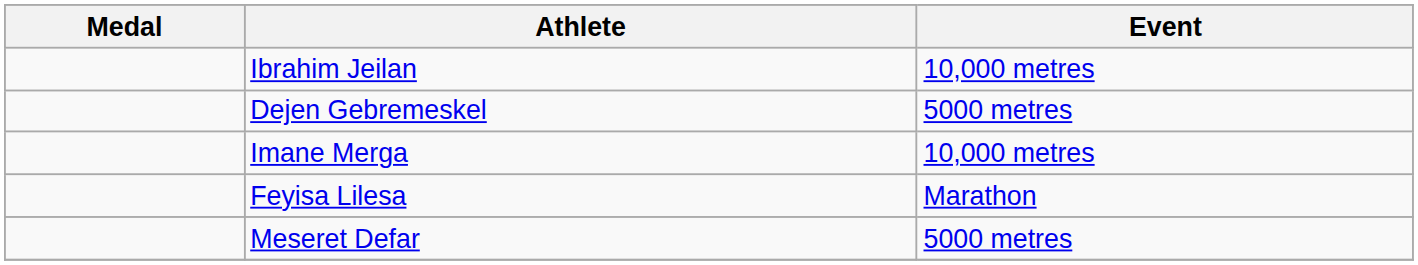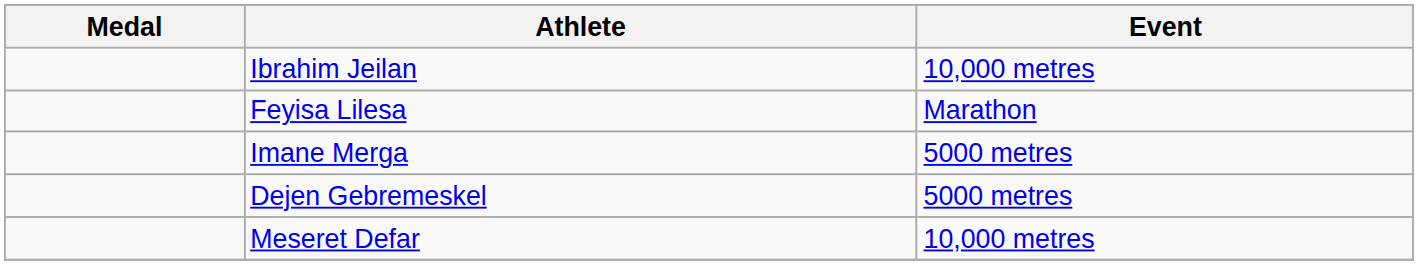rows swapped: (369, 111) <-> (328, 196)
(1009, 153) 10,000 metres -> (998, 153) 5000 metres
(998, 238) 5000 metres -> (1009, 238) 10,000 metres
